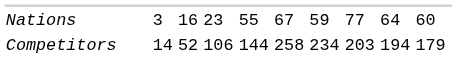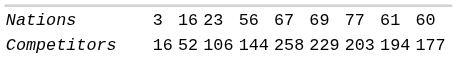(249, 21) 55 -> (249, 21) 56
(319, 21) 59 -> (319, 21) 69
(390, 21) 64 -> (390, 21) 61
(163, 45) 14 -> (163, 45) 16
(324, 45) 234 -> (324, 45) 229
(431, 45) 179 -> (431, 45) 177
